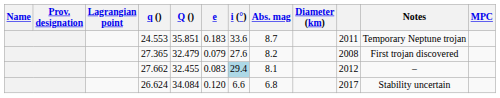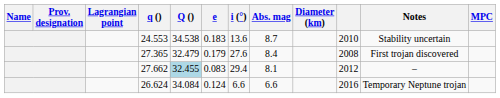(186, 38) 35.851 -> (186, 38) 34.538
(239, 38) 33.6 -> (239, 38) 13.6
(349, 38) 2011 -> (349, 38) 2010
(414, 38) Temporary Neptune trojan -> (414, 38) Stability uncertain
(215, 54) 0.079 -> (215, 54) 0.179
(271, 54) 8.2 -> (271, 54) 8.4
(186, 69) no background -> (186, 69) lightblue background
(239, 69) lightblue background -> (239, 69) no background
(215, 85) 0.120 -> (215, 85) 0.124
(271, 85) 6.8 -> (271, 85) 6.6
(349, 85) 2017 -> (349, 85) 2016
(414, 85) Stability uncertain -> (414, 85) Temporary Neptune trojan
